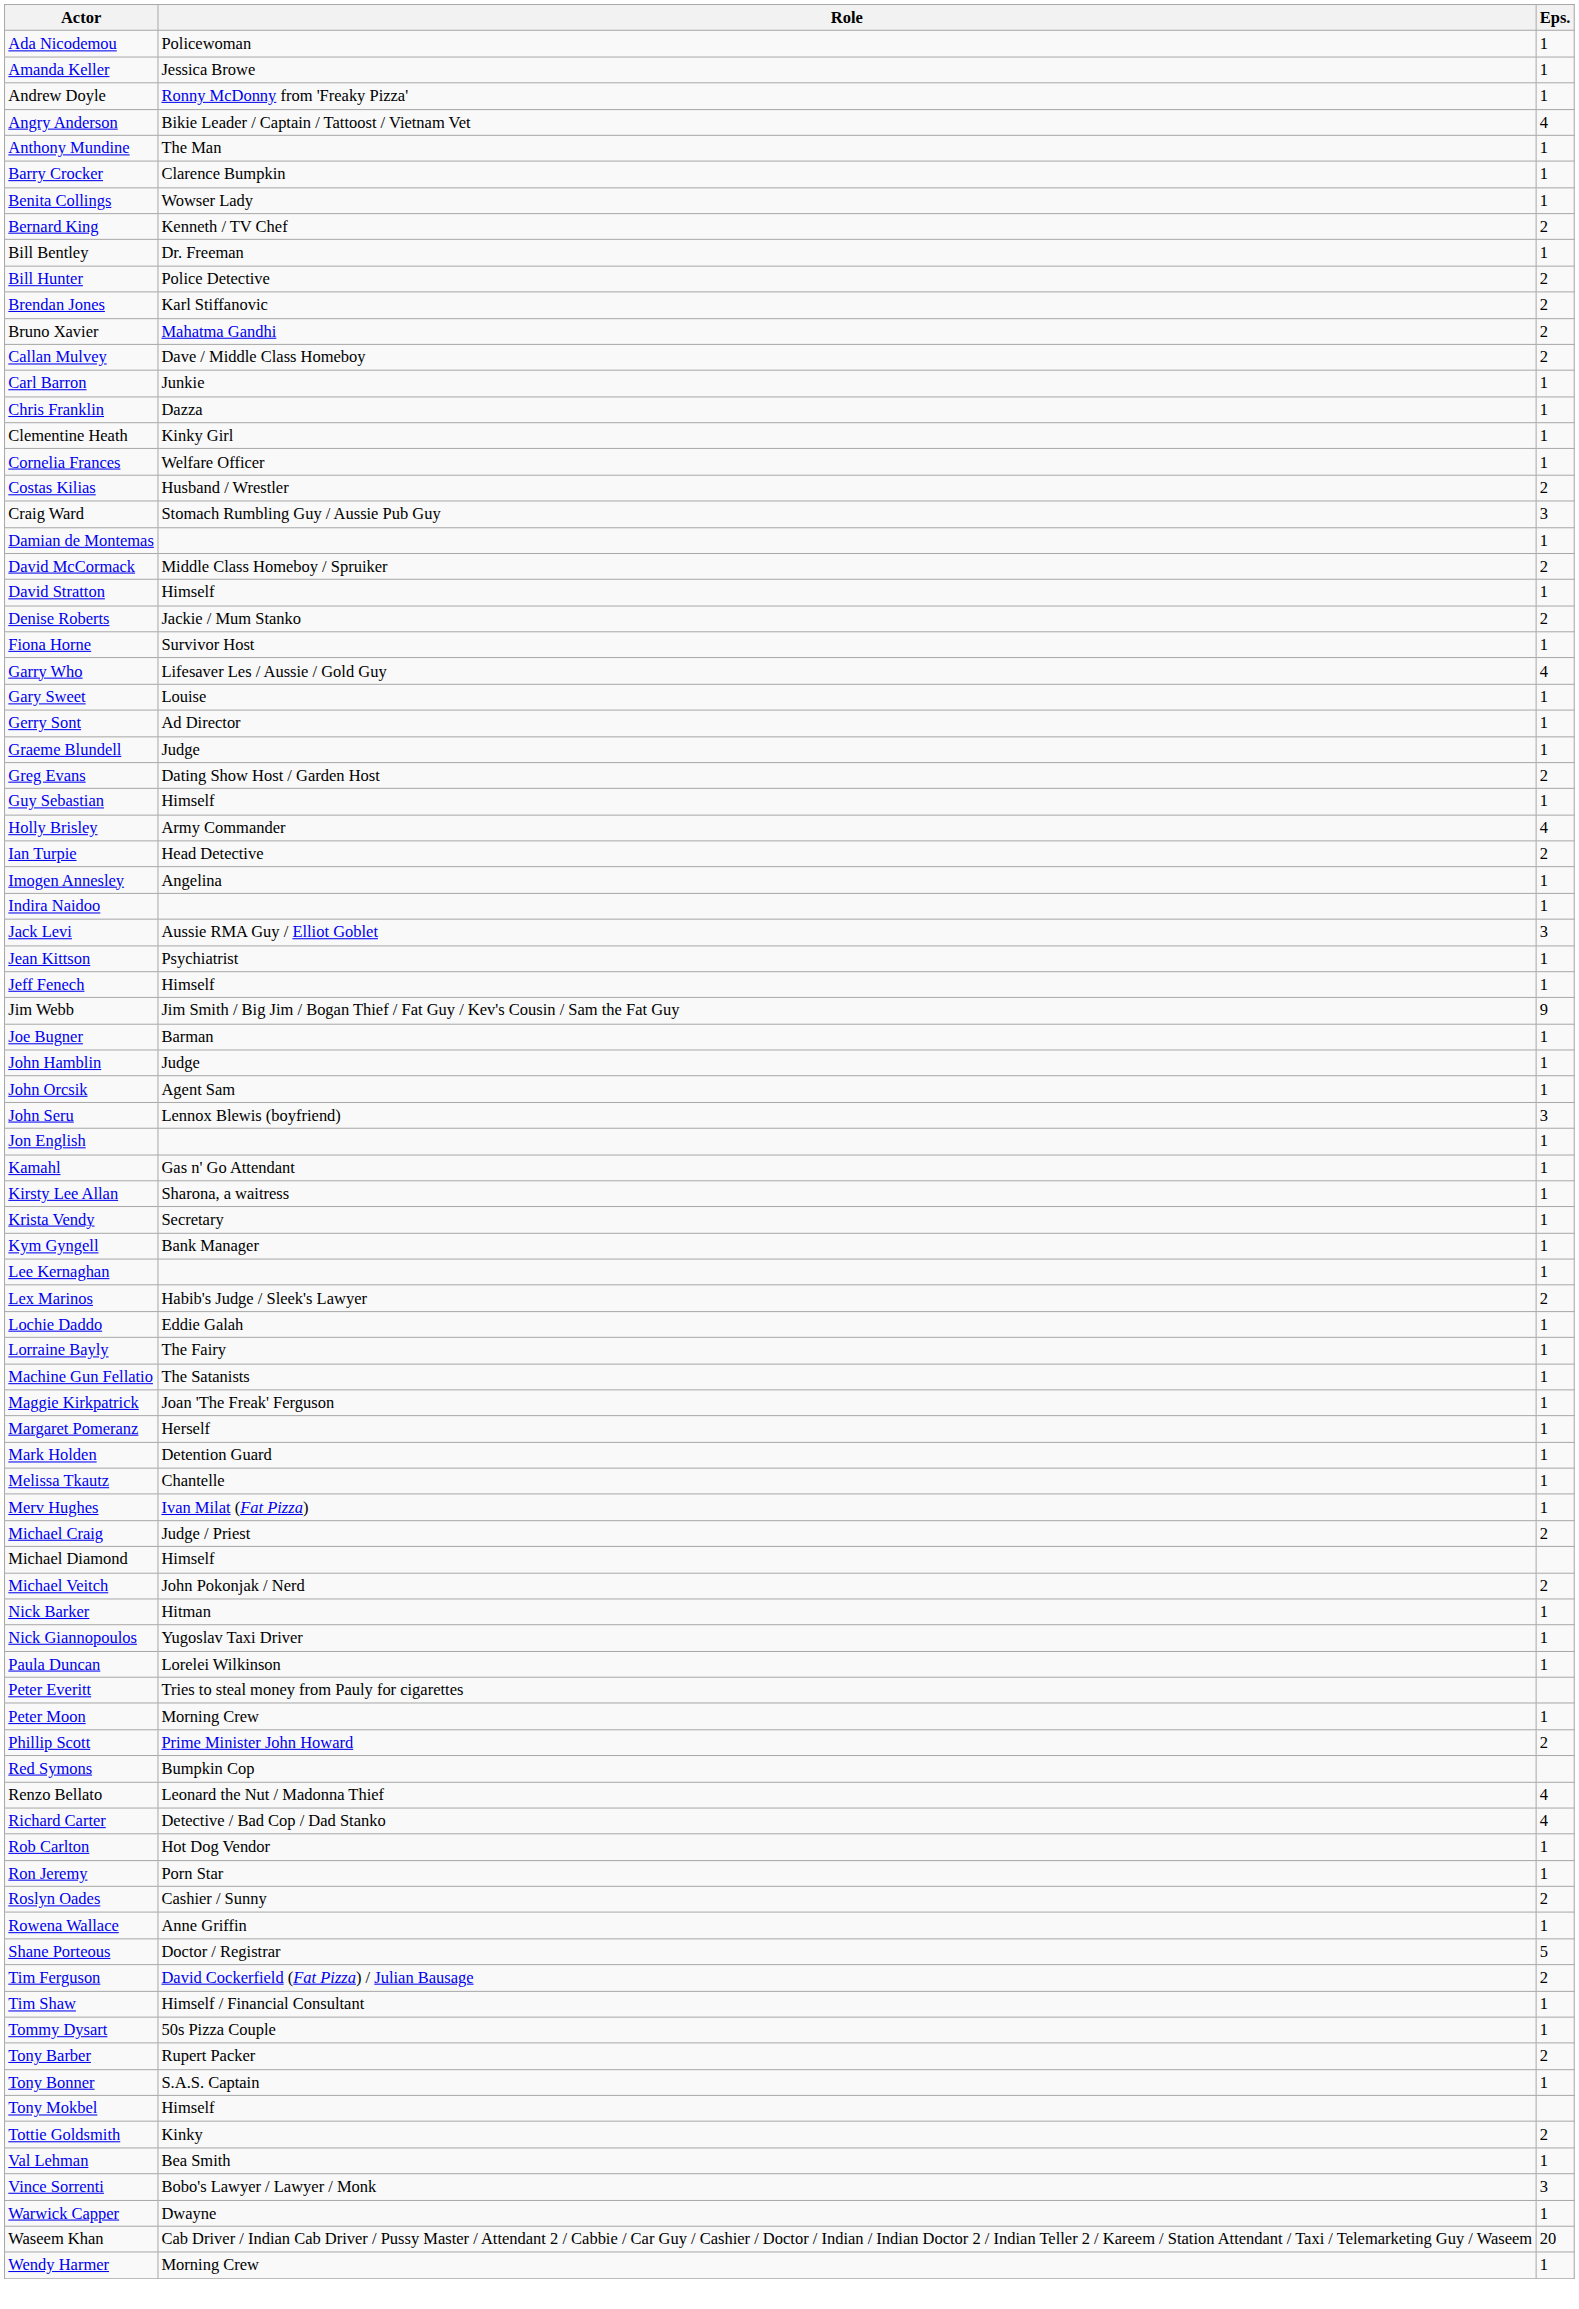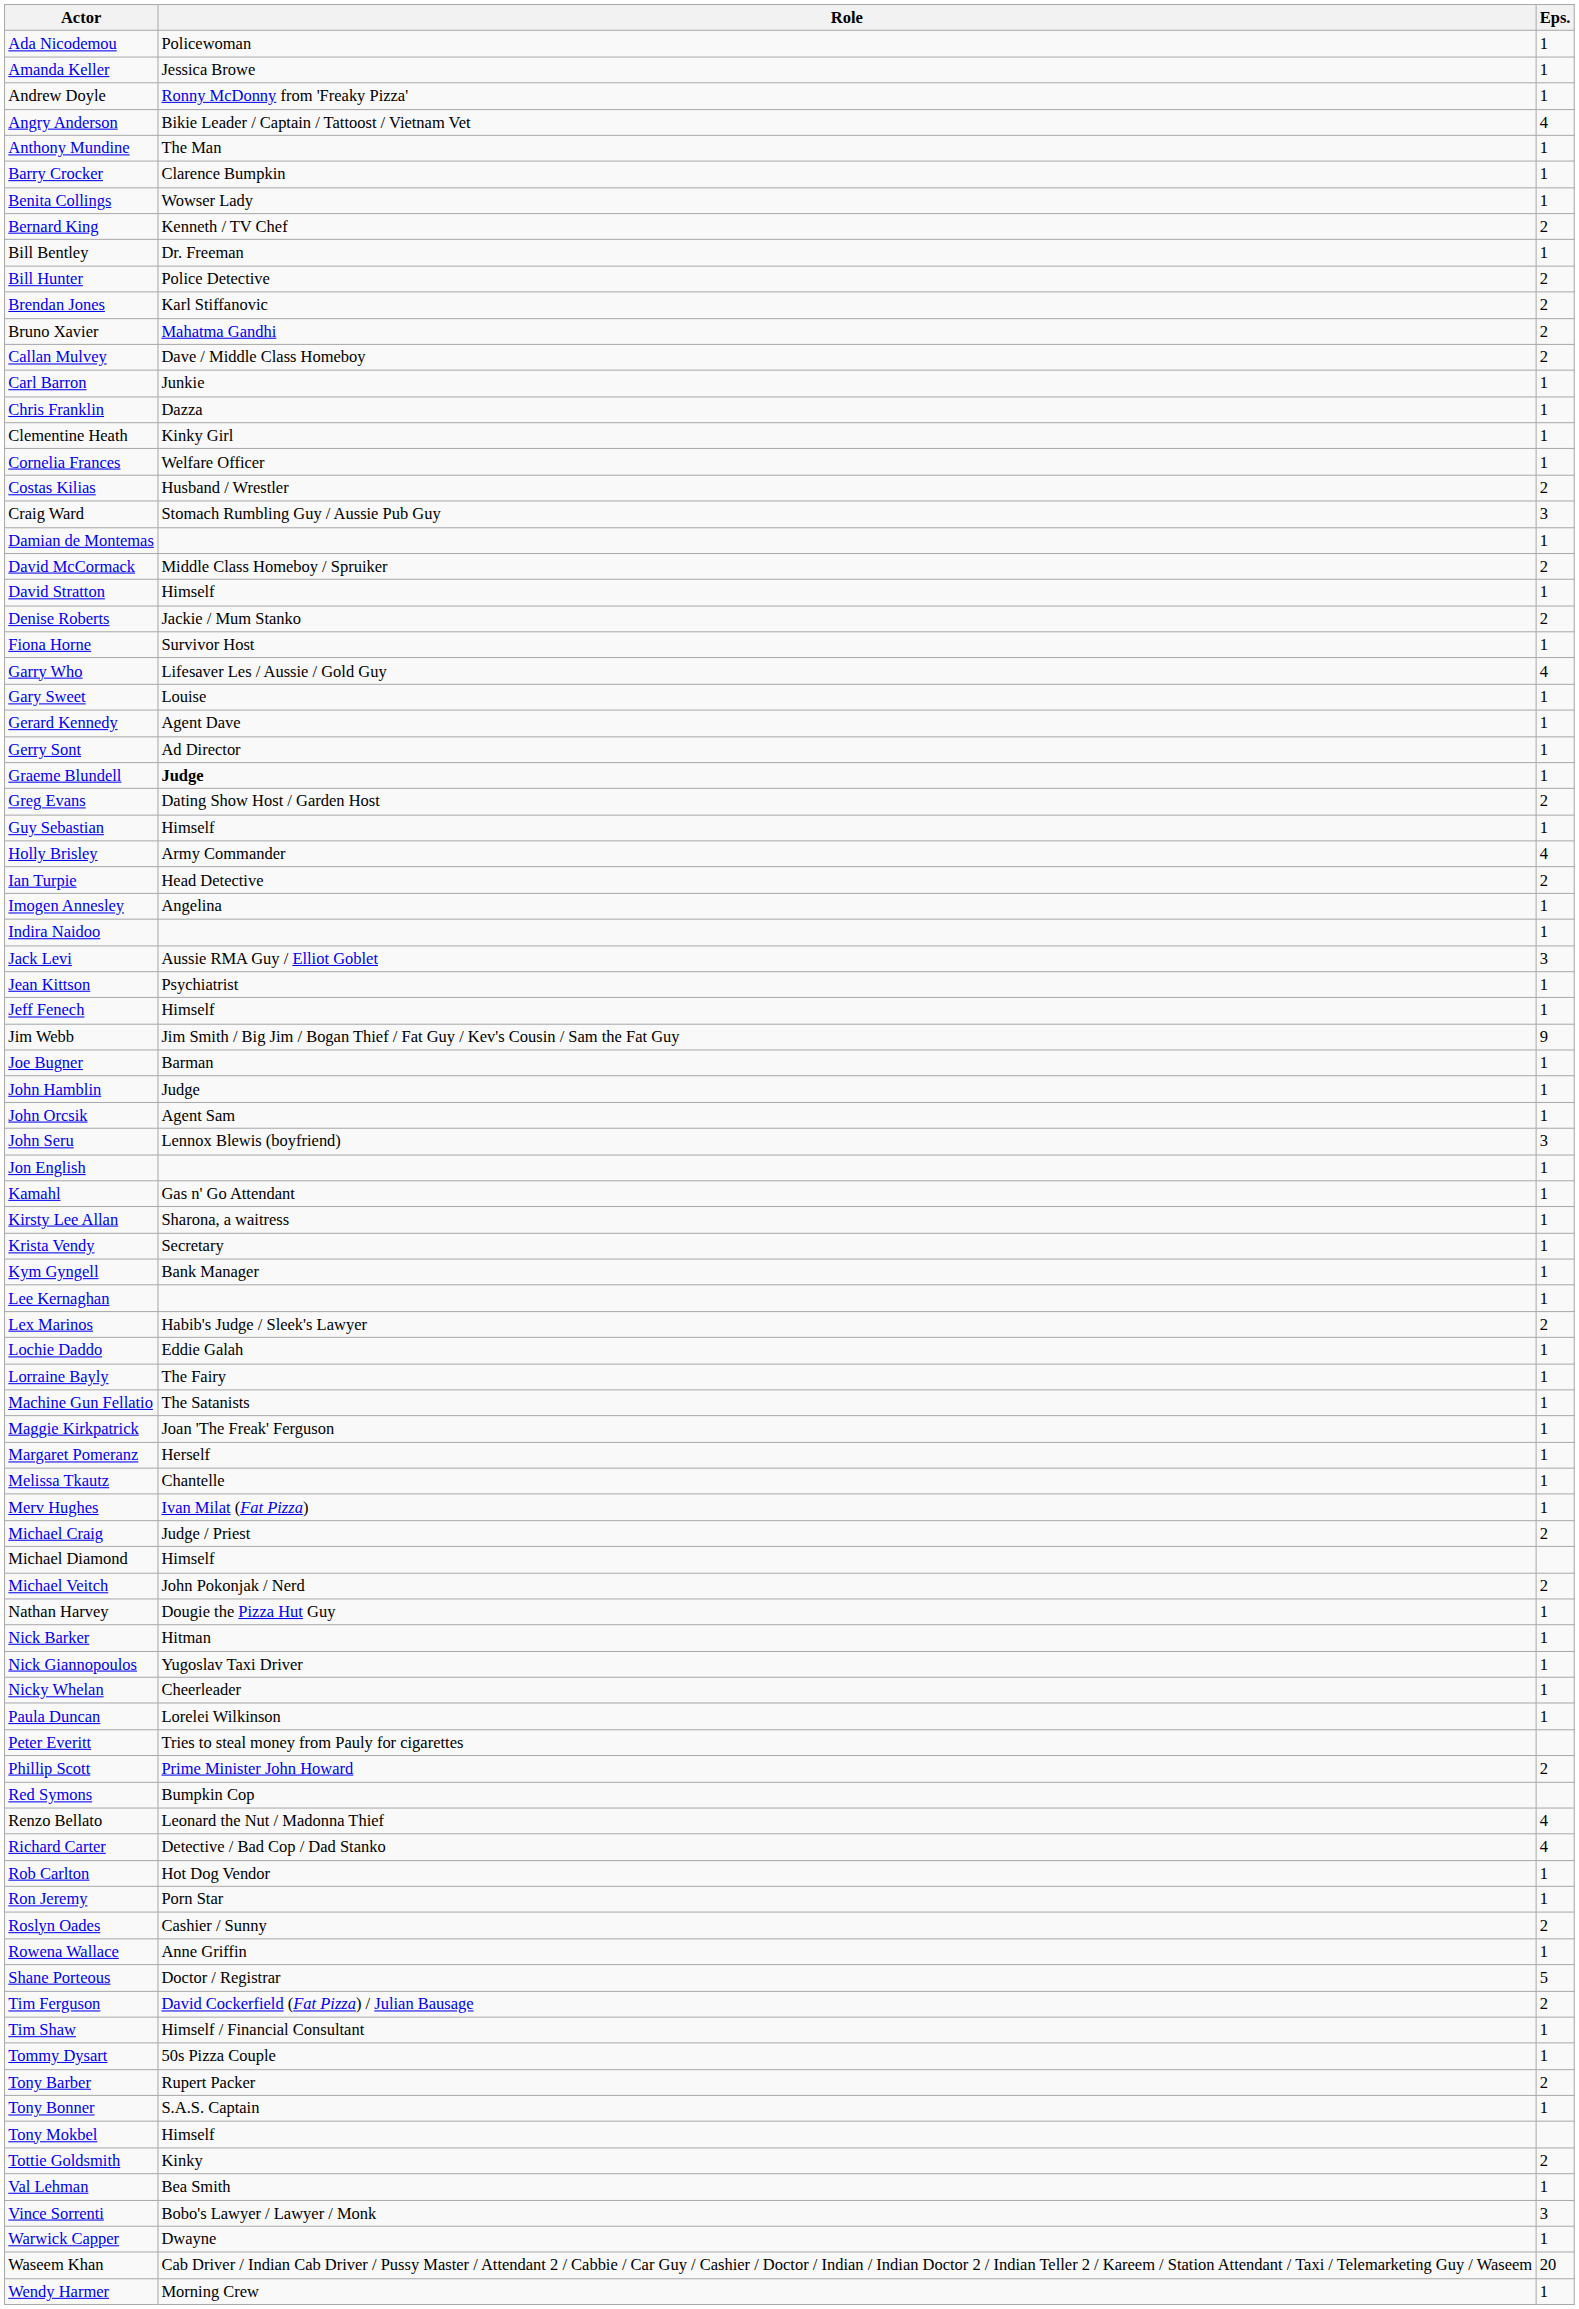+ row: (63, 723)
(181, 749) normal -> (183, 775) bold
- row: (52, 1455)
+ row: (58, 1611)
+ row: (56, 1690)
- row: (47, 1716)
